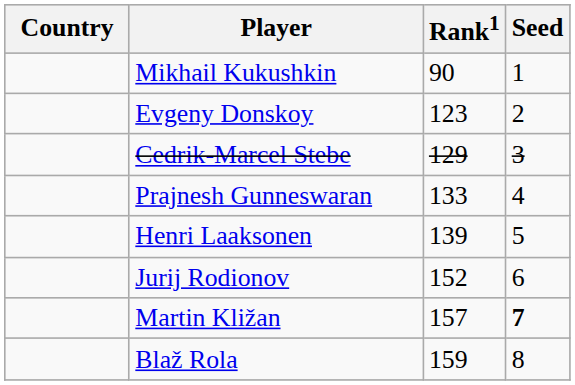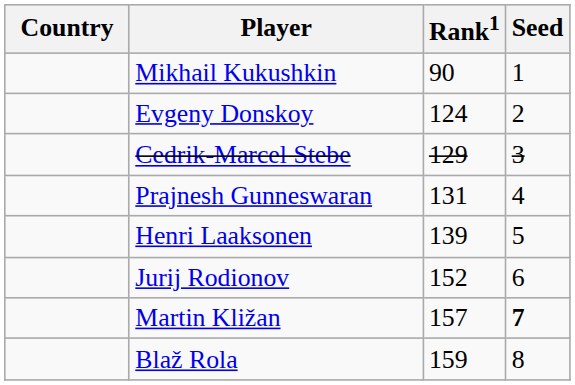(448, 113) 123 -> (448, 113) 124
(448, 195) 133 -> (448, 195) 131
